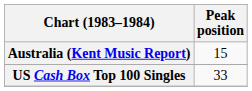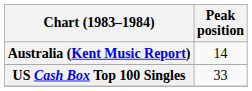(221, 53) 15 -> (221, 53) 14
